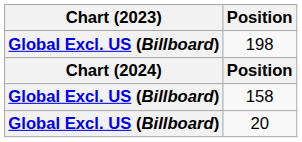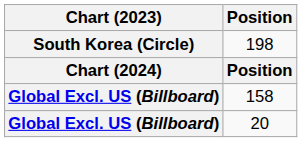(114, 44) Global Excl. US (Billboard) -> (114, 44) South Korea (Circle)
